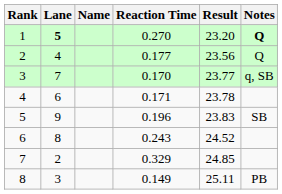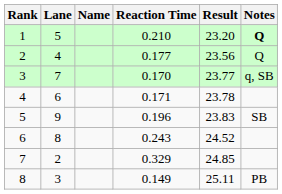(58, 35) bold -> (58, 35) normal
(156, 35) 0.270 -> (156, 35) 0.210
